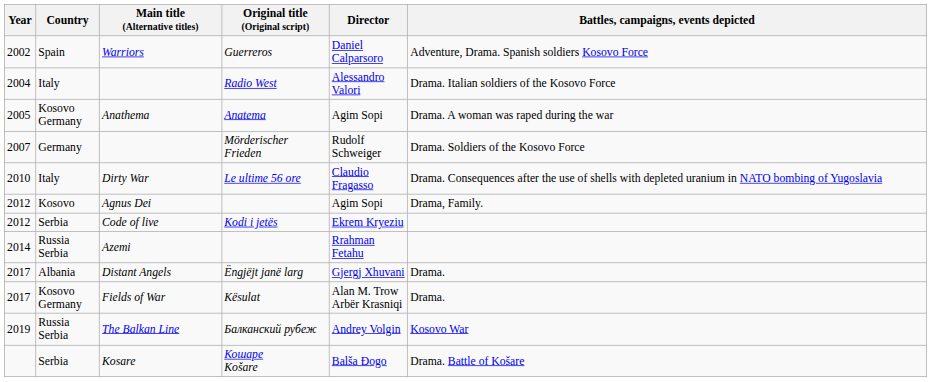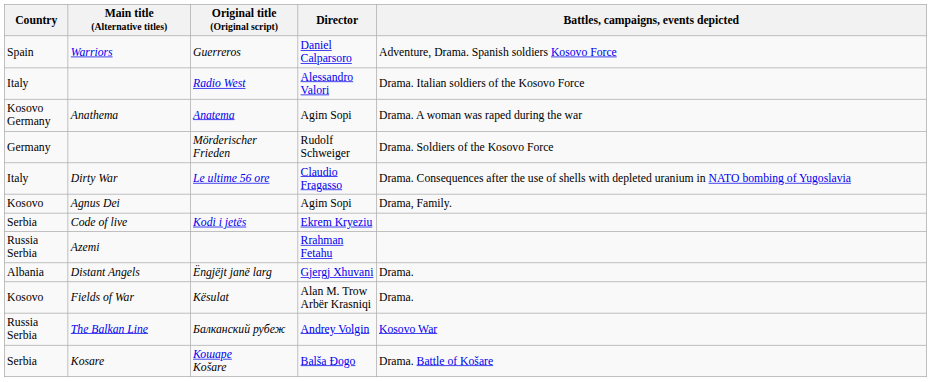- column: (20, 20)
(60, 297) Kosovo Germany -> (25, 297) Kosovo
